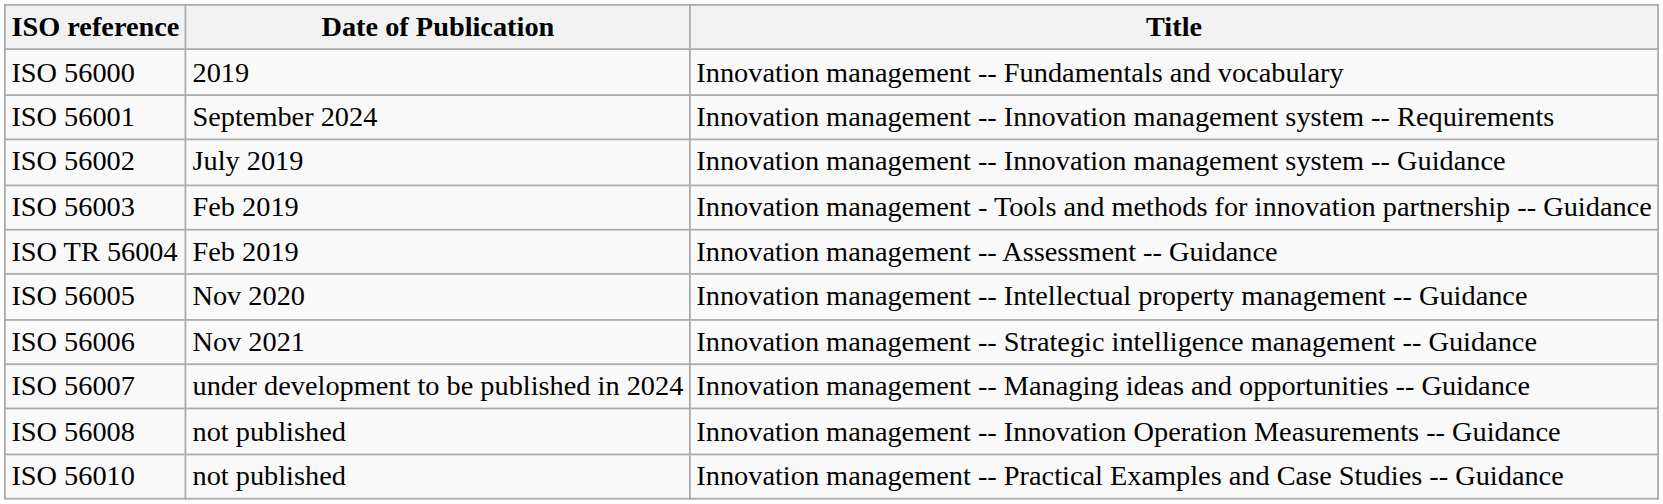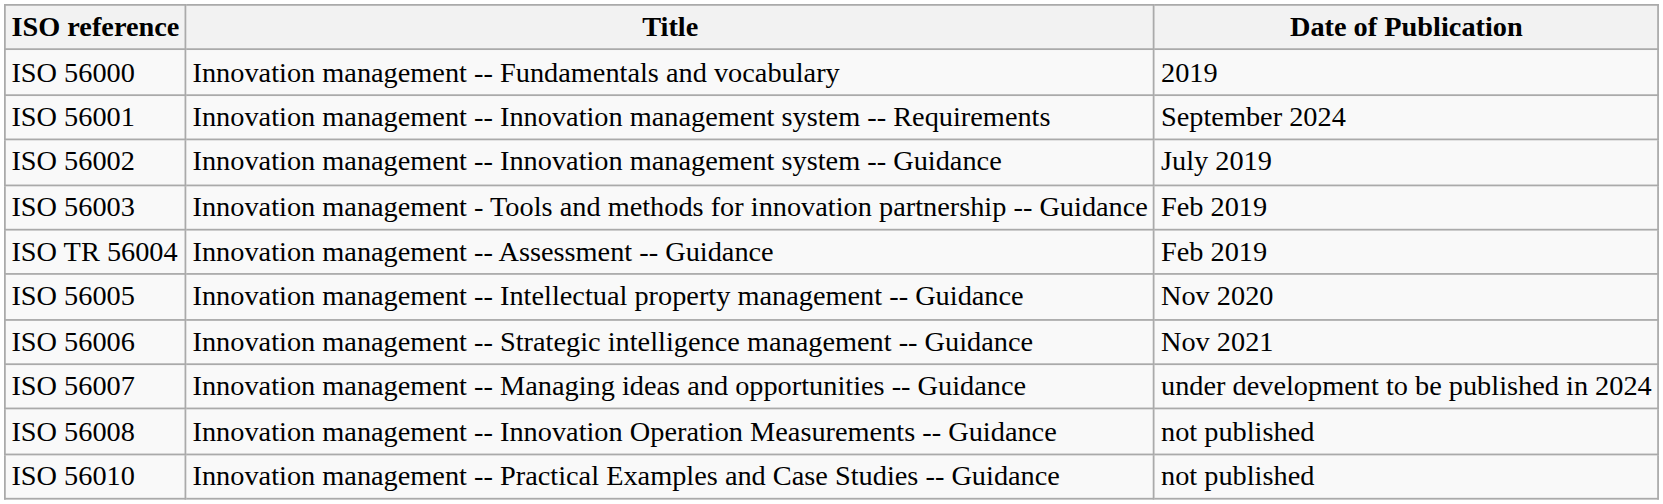columns swapped: (1174, 26) <-> (438, 26)
